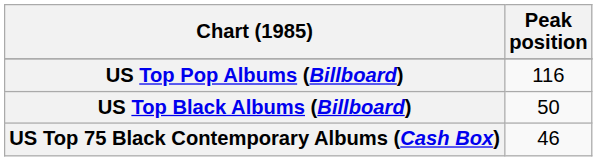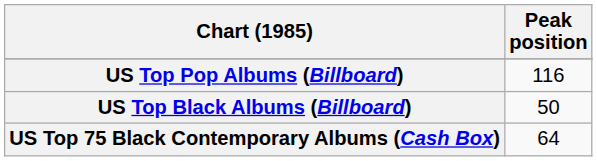(548, 139) 46 -> (548, 139) 64
